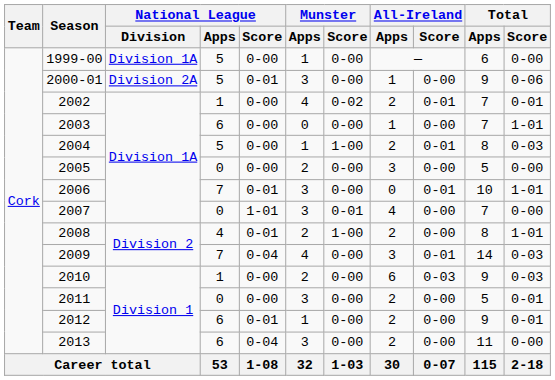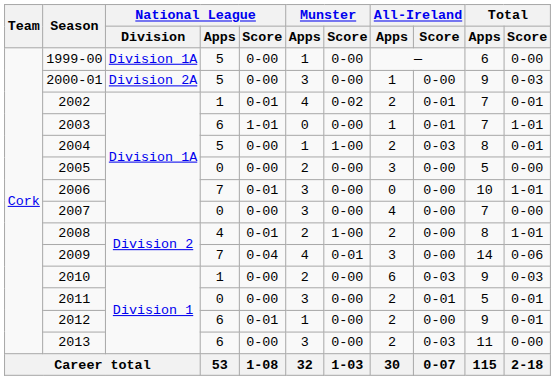(262, 81) 0-01 -> (262, 81) 0-00
(527, 81) 0-06 -> (527, 81) 0-03
(262, 103) 0-00 -> (262, 103) 0-01
(262, 125) 0-00 -> (262, 125) 1-01
(439, 125) 0-00 -> (439, 125) 0-01
(439, 146) 0-01 -> (439, 146) 0-03
(527, 146) 0-03 -> (527, 146) 0-01
(439, 190) 0-01 -> (439, 190) 0-00
(262, 212) 1-01 -> (262, 212) 0-00
(347, 212) 0-01 -> (347, 212) 0-00
(347, 255) 0-00 -> (347, 255) 0-01
(439, 255) 0-01 -> (439, 255) 0-00
(527, 255) 0-03 -> (527, 255) 0-06
(439, 299) 0-00 -> (439, 299) 0-01
(262, 343) 0-04 -> (262, 343) 0-00
(439, 343) 0-00 -> (439, 343) 0-03
